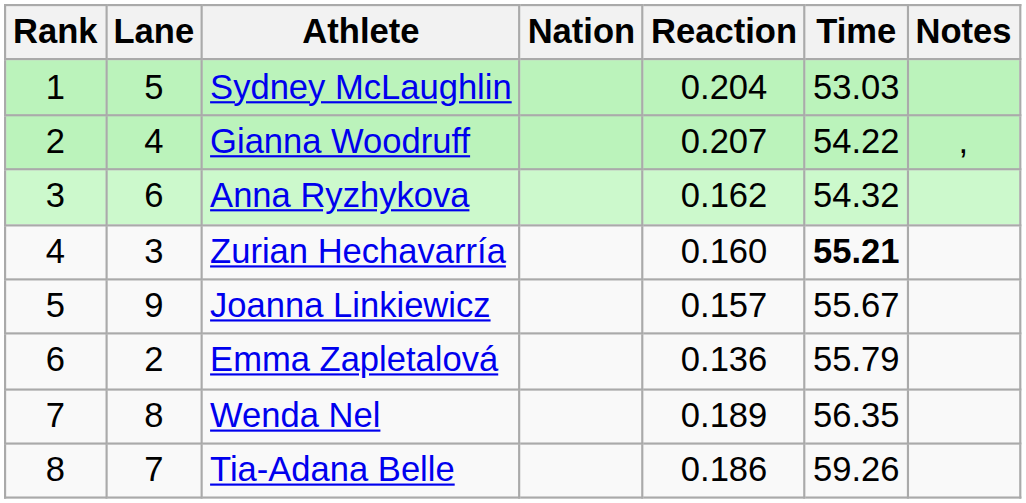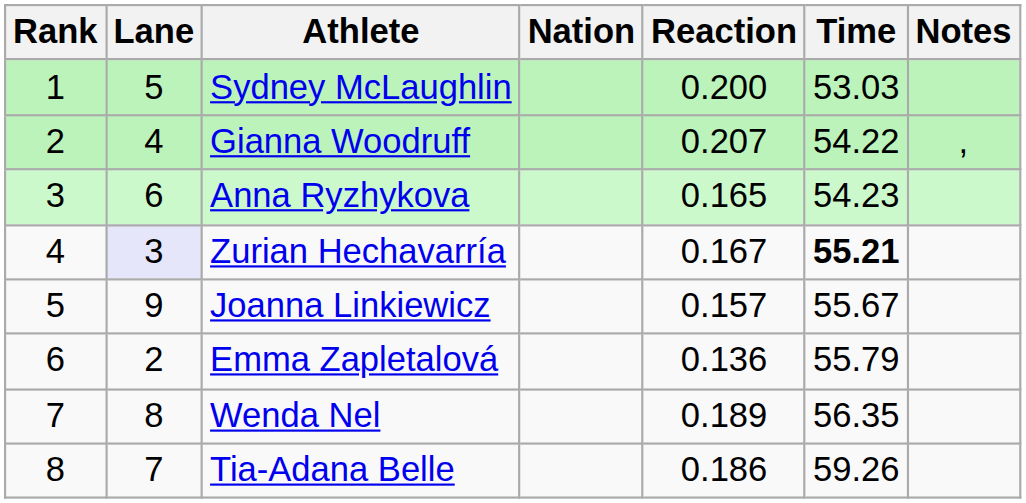(724, 86) 0.204 -> (724, 86) 0.200
(724, 196) 0.162 -> (724, 196) 0.165
(856, 196) 54.32 -> (856, 196) 54.23
(154, 251) no background -> (154, 251) lavender background
(724, 251) 0.160 -> (724, 251) 0.167
